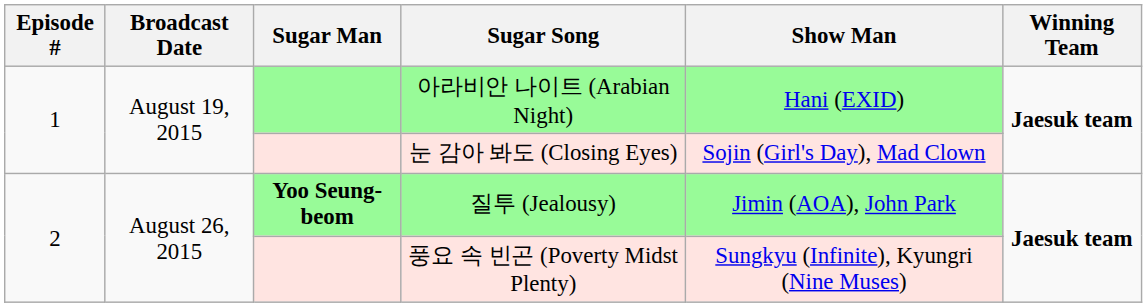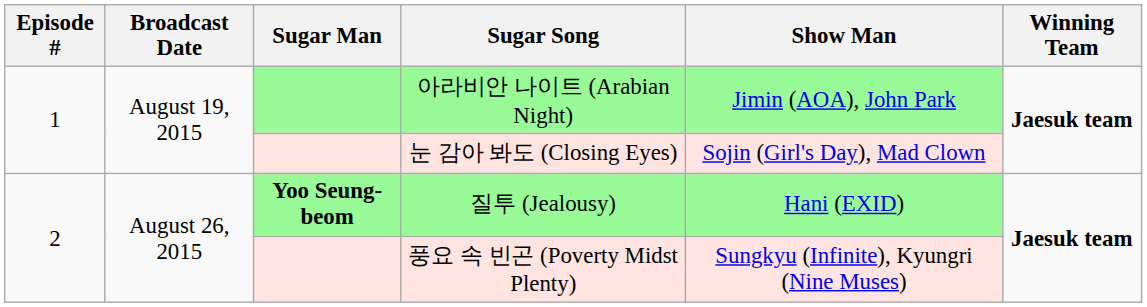(844, 99) Hani (EXID) -> (844, 99) Jimin (AOA), John Park
(844, 204) Jimin (AOA), John Park -> (844, 204) Hani (EXID)
